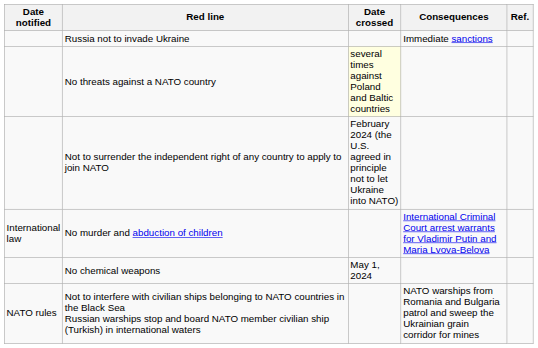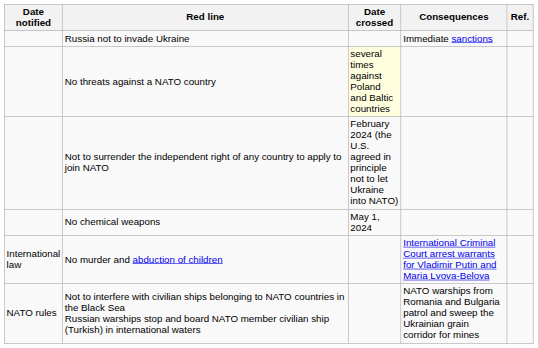rows swapped: (113, 270) <-> (144, 233)
